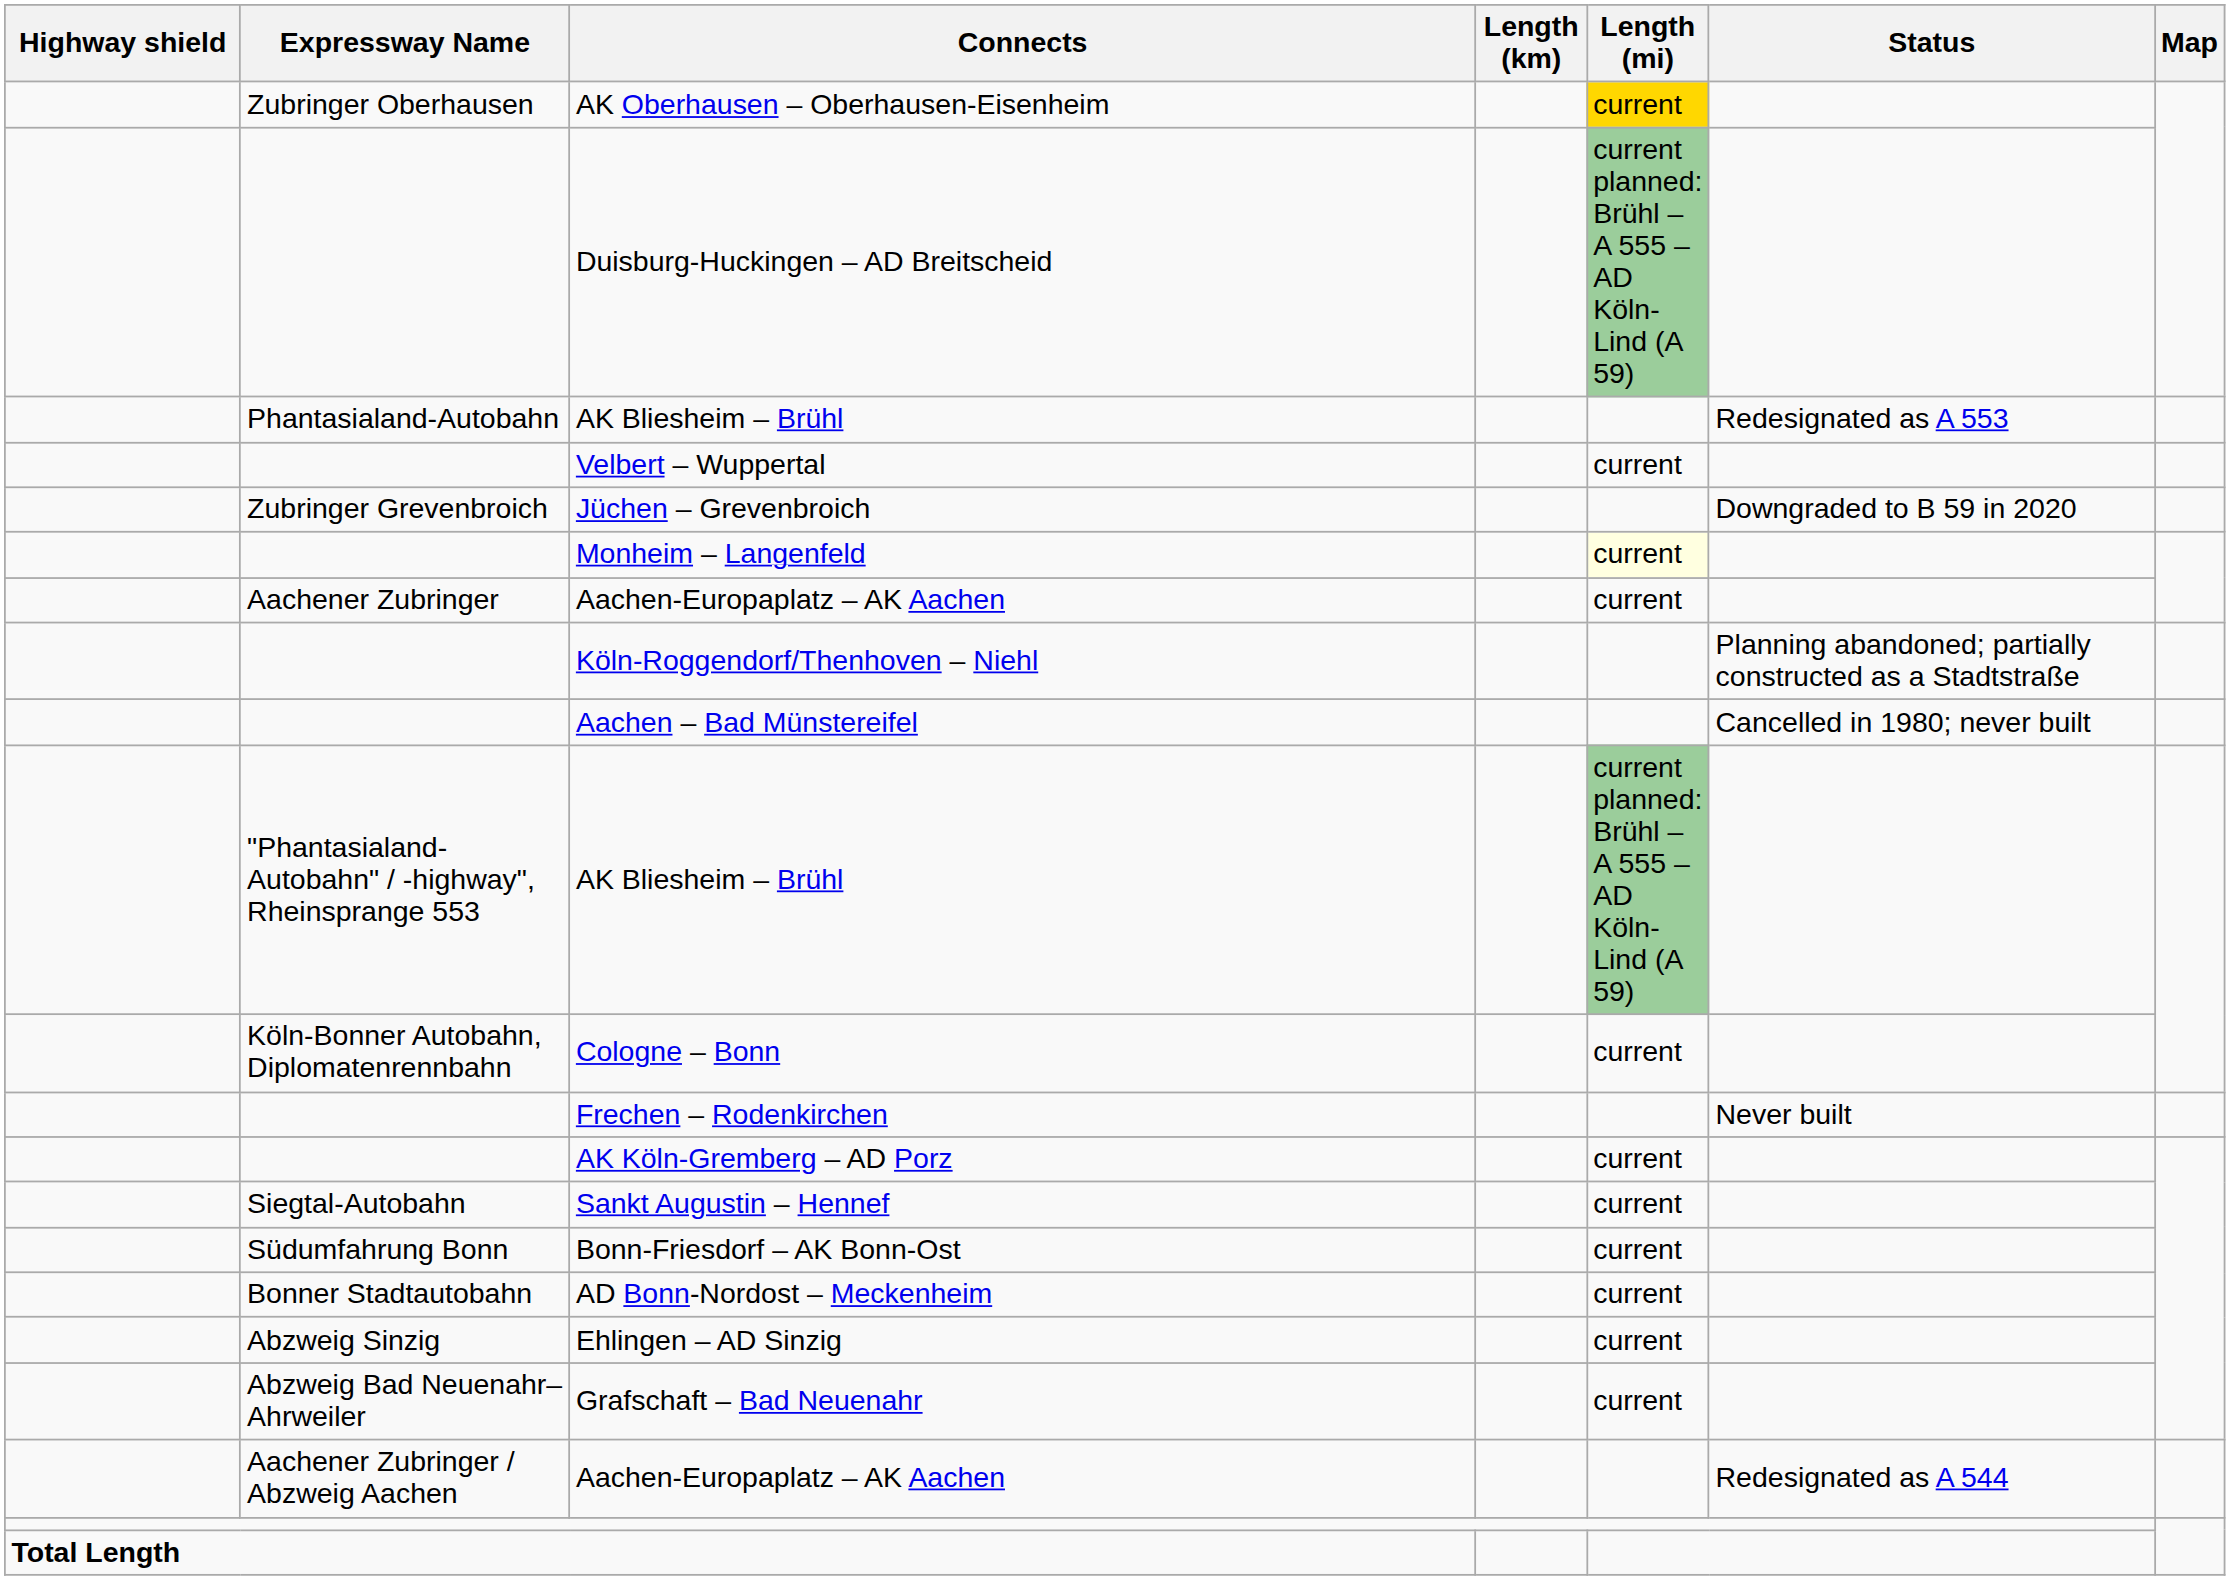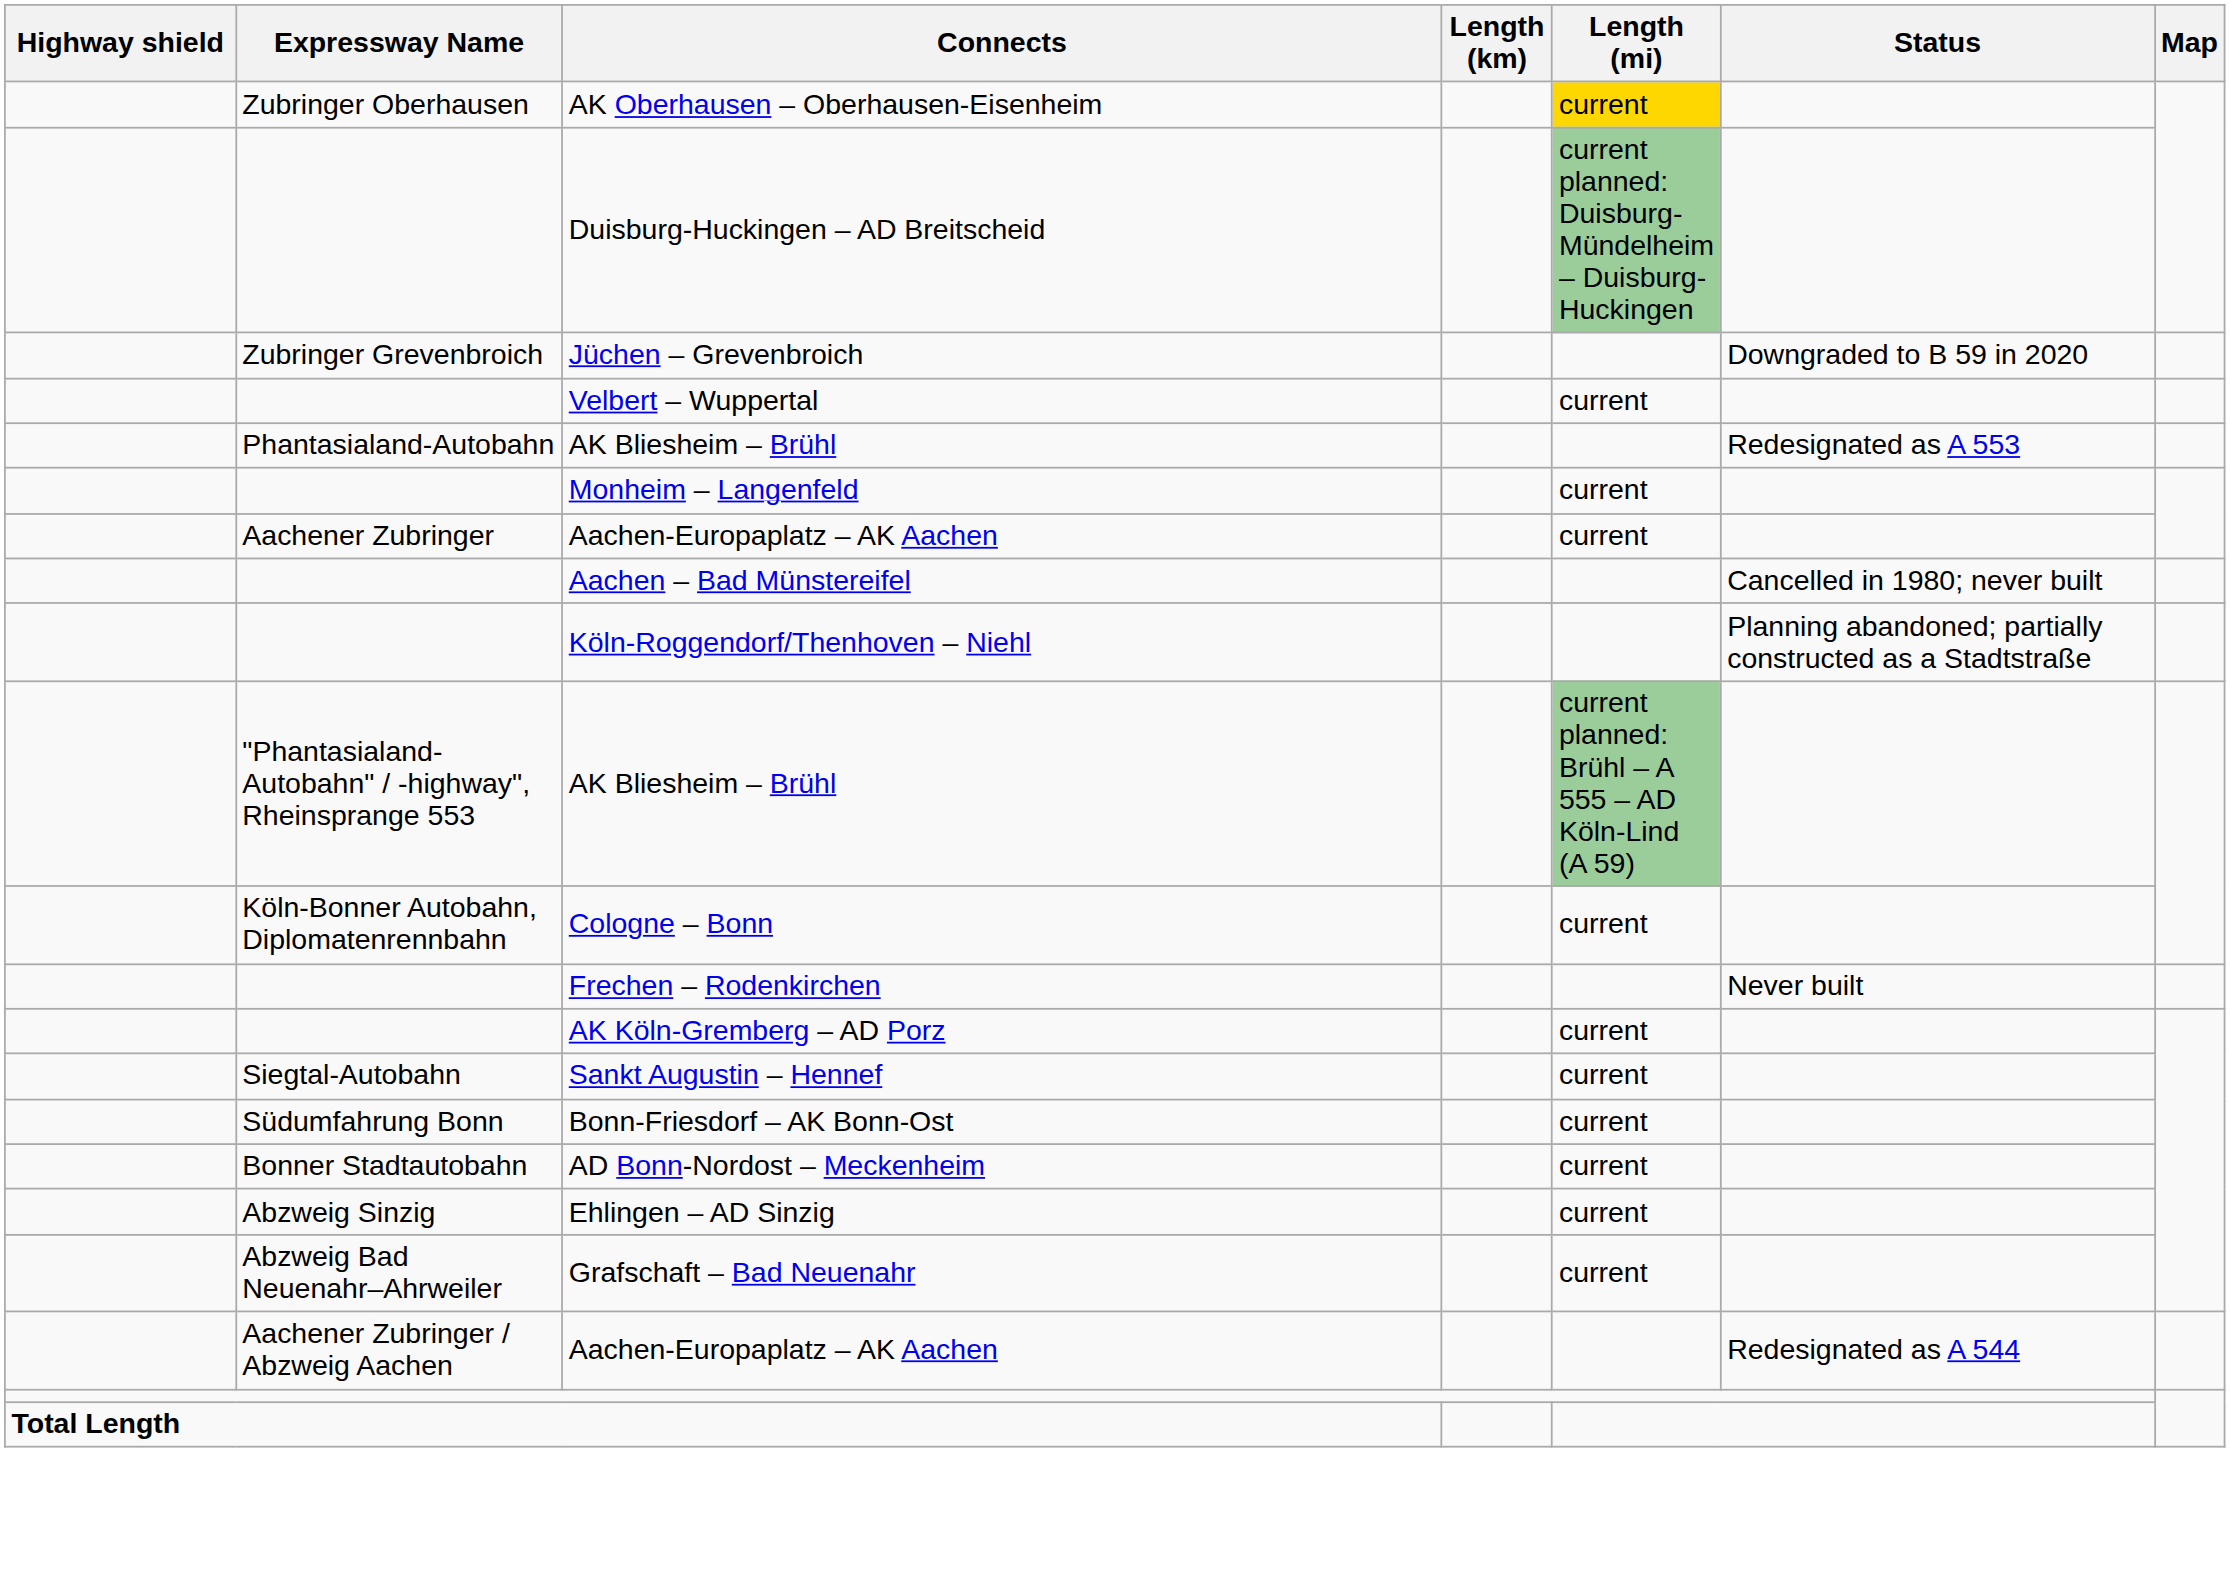(1648, 261) current planned: Brühl – A 555 – AD Köln-Lind (A 59) -> (1636, 229) current planned: Duisburg-Mündelheim – Duisburg-Huckingen
rows swapped: (403, 418) <-> (397, 509)
(1637, 554) lightyellow background -> (1603, 490) no background
rows swapped: (405, 722) <-> (405, 661)
